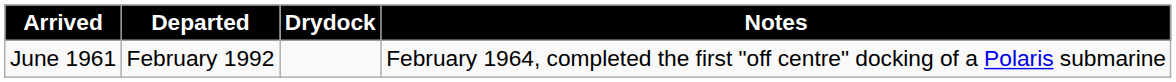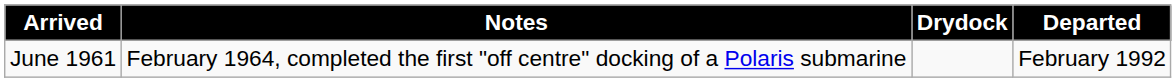columns swapped: (200, 22) <-> (776, 22)
